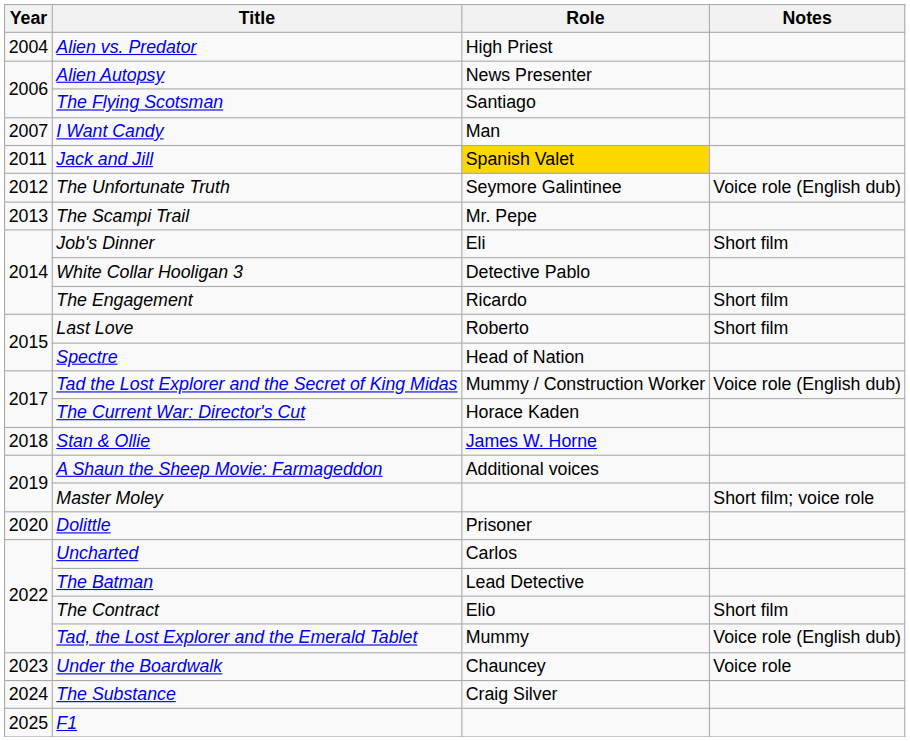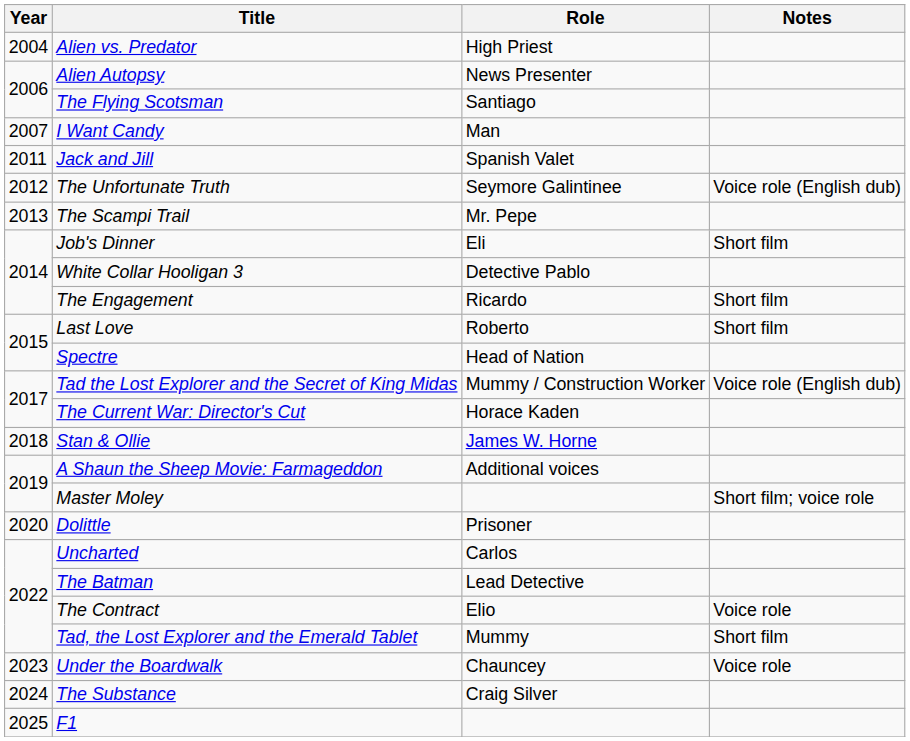(520, 159) gold background -> (520, 159) no background
(751, 610) Short film -> (752, 610) Voice role
(807, 638) Voice role (English dub) -> (751, 638) Short film
